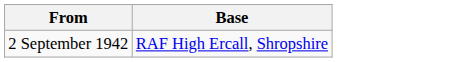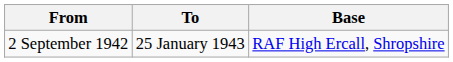+ column: (190, 17)
